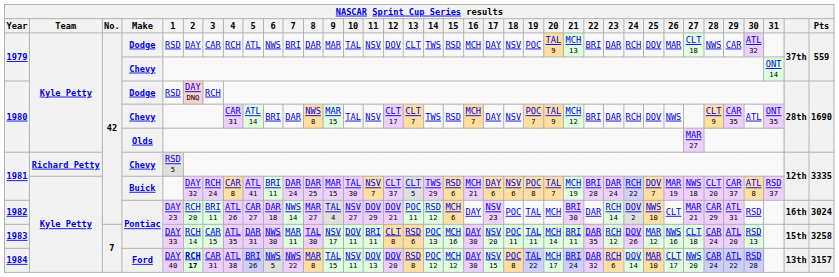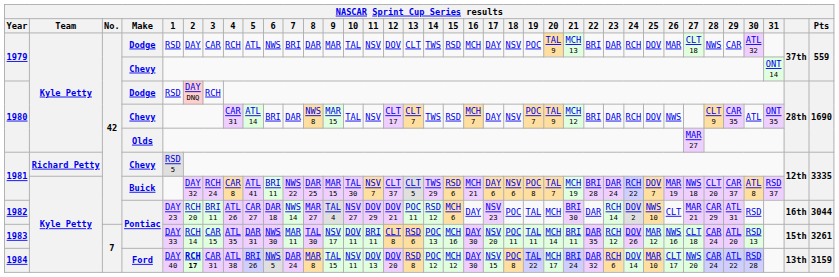(293, 188) DAR 24 -> (293, 188) NWS 22
(822, 212) 3024 -> (822, 212) 3044
(822, 236) 3258 -> (822, 236) 3261
(293, 260) NWS 22 -> (293, 260) DAR 24
(822, 260) 3157 -> (822, 260) 3159
